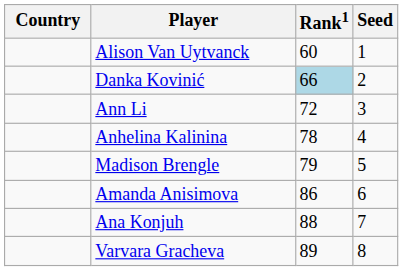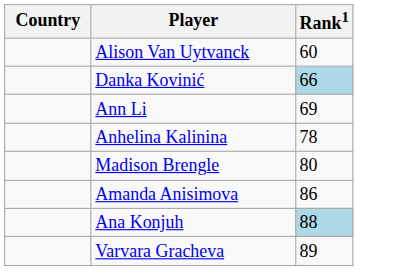- column: (375, 21)
(309, 108) 72 -> (309, 108) 69
(309, 165) 79 -> (309, 165) 80
(309, 222) no background -> (309, 222) lightblue background
